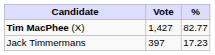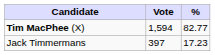(161, 27) 1,427 -> (161, 27) 1,594
